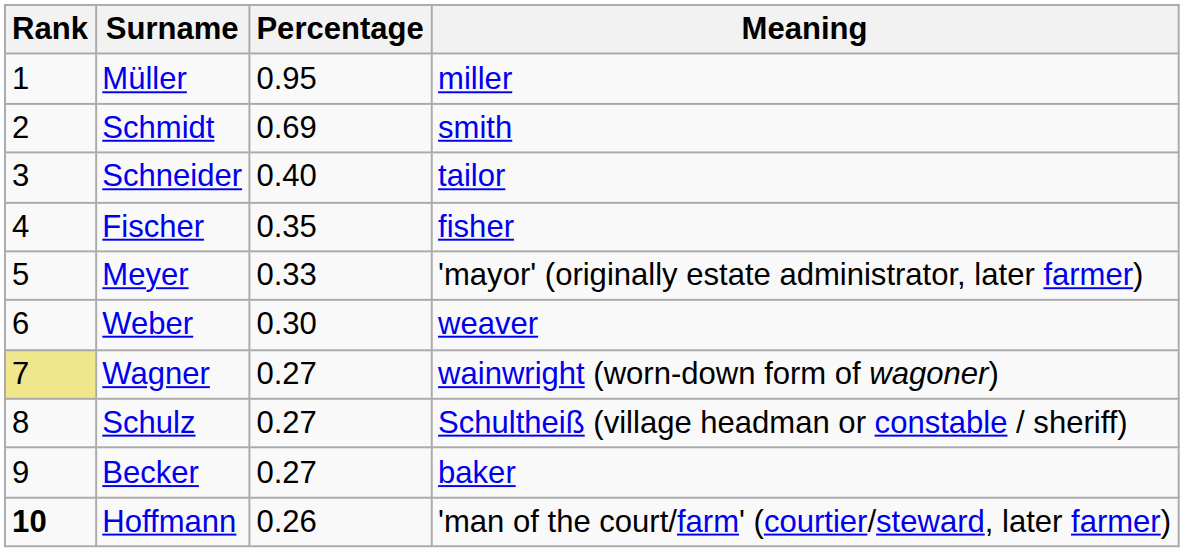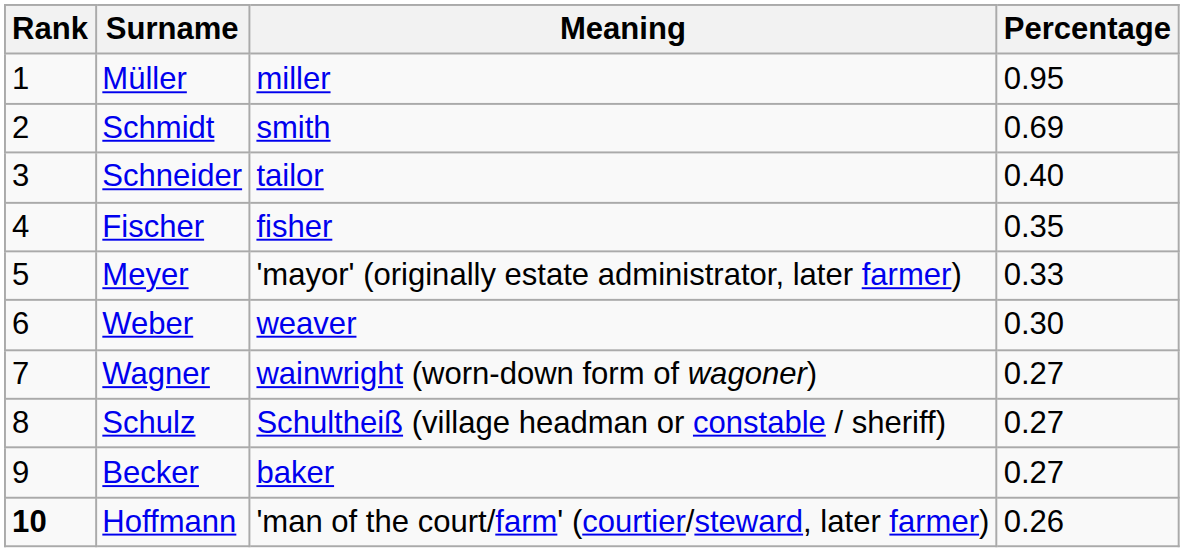columns swapped: (805, 29) <-> (340, 29)
(21, 373) khaki background -> (21, 373) no background
